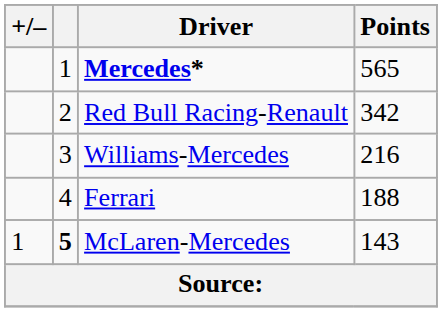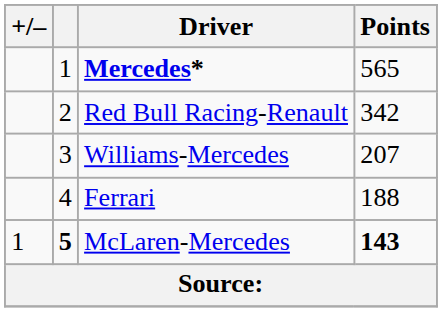(380, 154) 216 -> (380, 154) 207
(380, 241) normal -> (380, 241) bold
